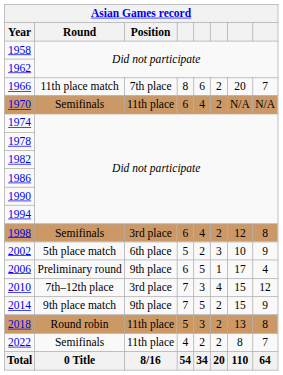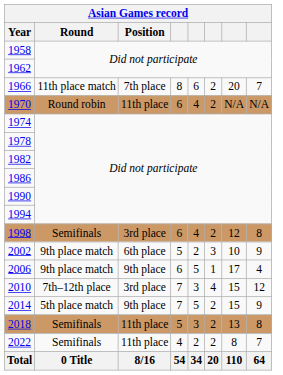(80, 104) Semifinals -> (77, 104) Round robin
(80, 251) 5th place match -> (77, 251) 9th place match
(80, 269) Preliminary round -> (77, 269) 9th place match
(80, 305) 9th place match -> (77, 305) 5th place match
(80, 324) Round robin -> (77, 324) Semifinals
